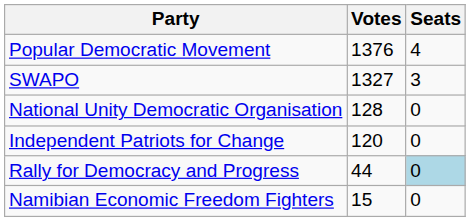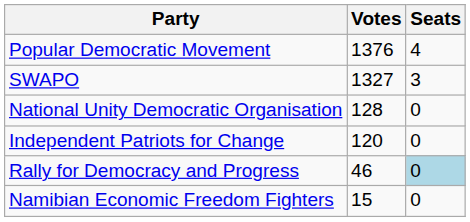(362, 170) 44 -> (362, 170) 46
